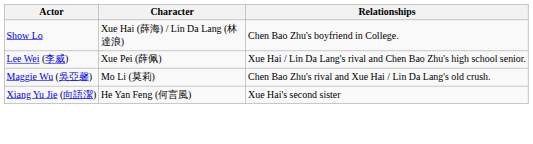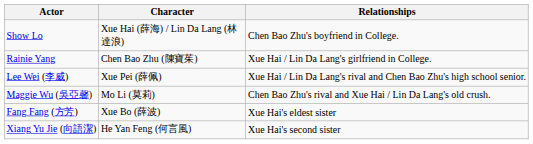+ row: (31, 59)
+ row: (42, 112)
